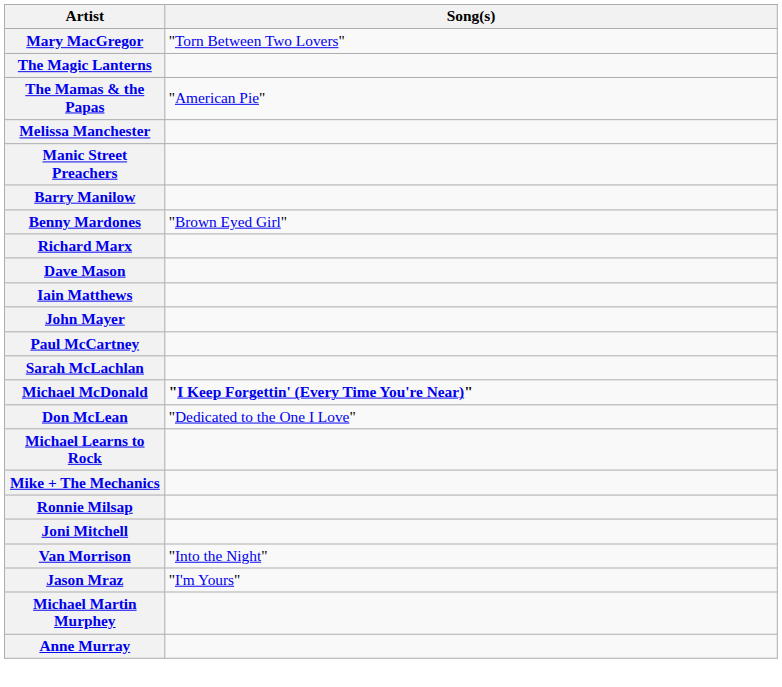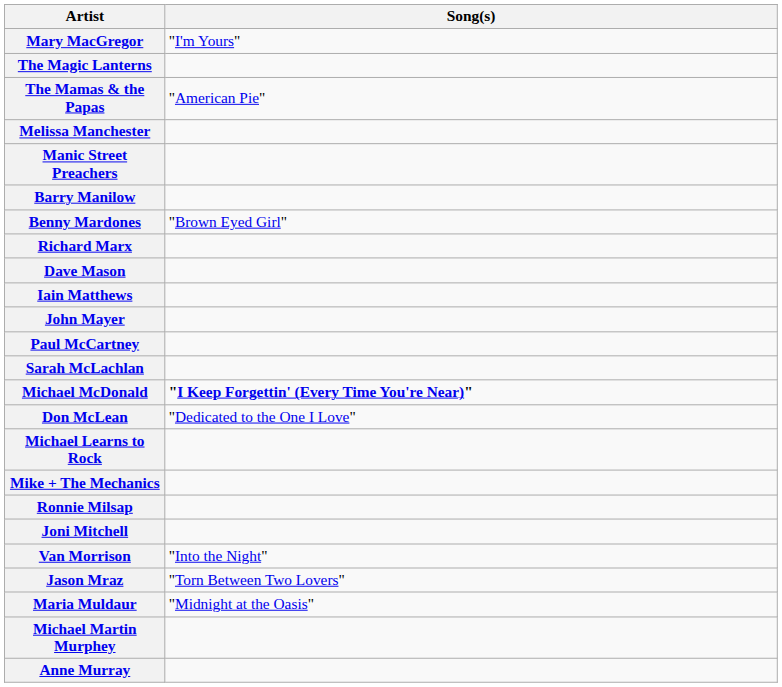(257, 41) "Torn Between Two Lovers" -> (205, 41) "I'm Yours"
(205, 580) "I'm Yours" -> (257, 580) "Torn Between Two Lovers"
+ row: (85, 604)
